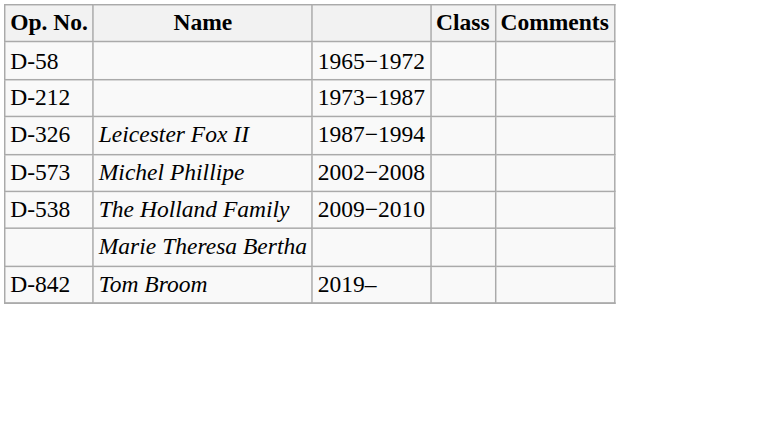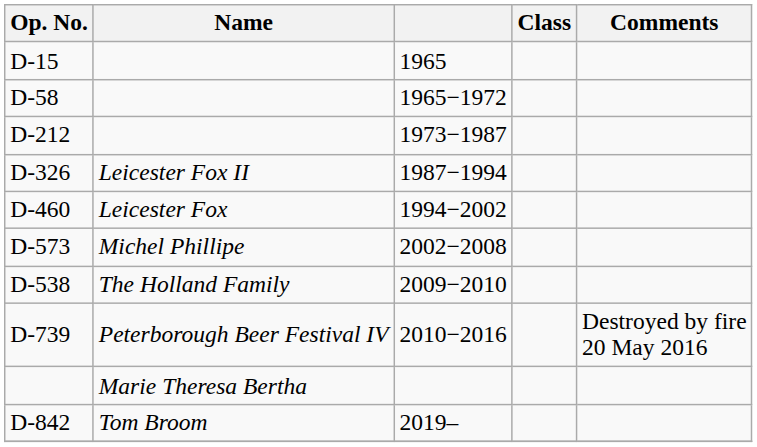+ row: (34, 60)
+ row: (40, 209)
+ row: (40, 334)
